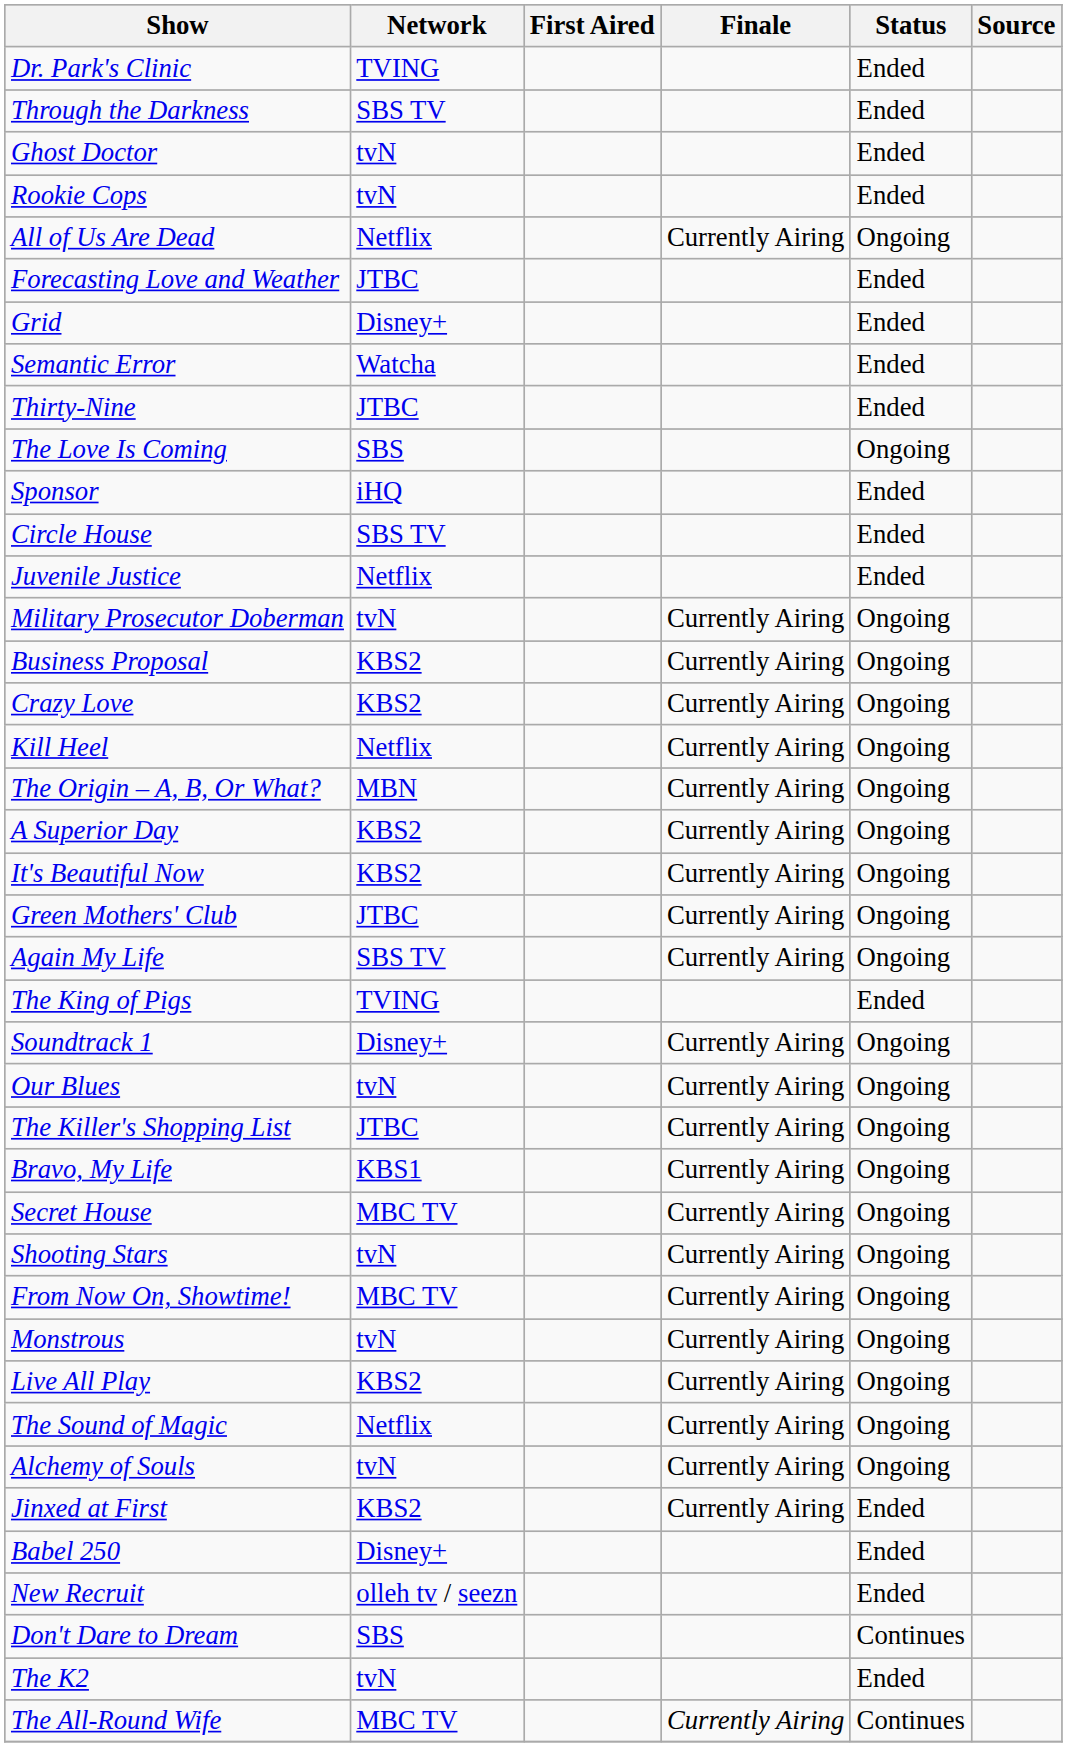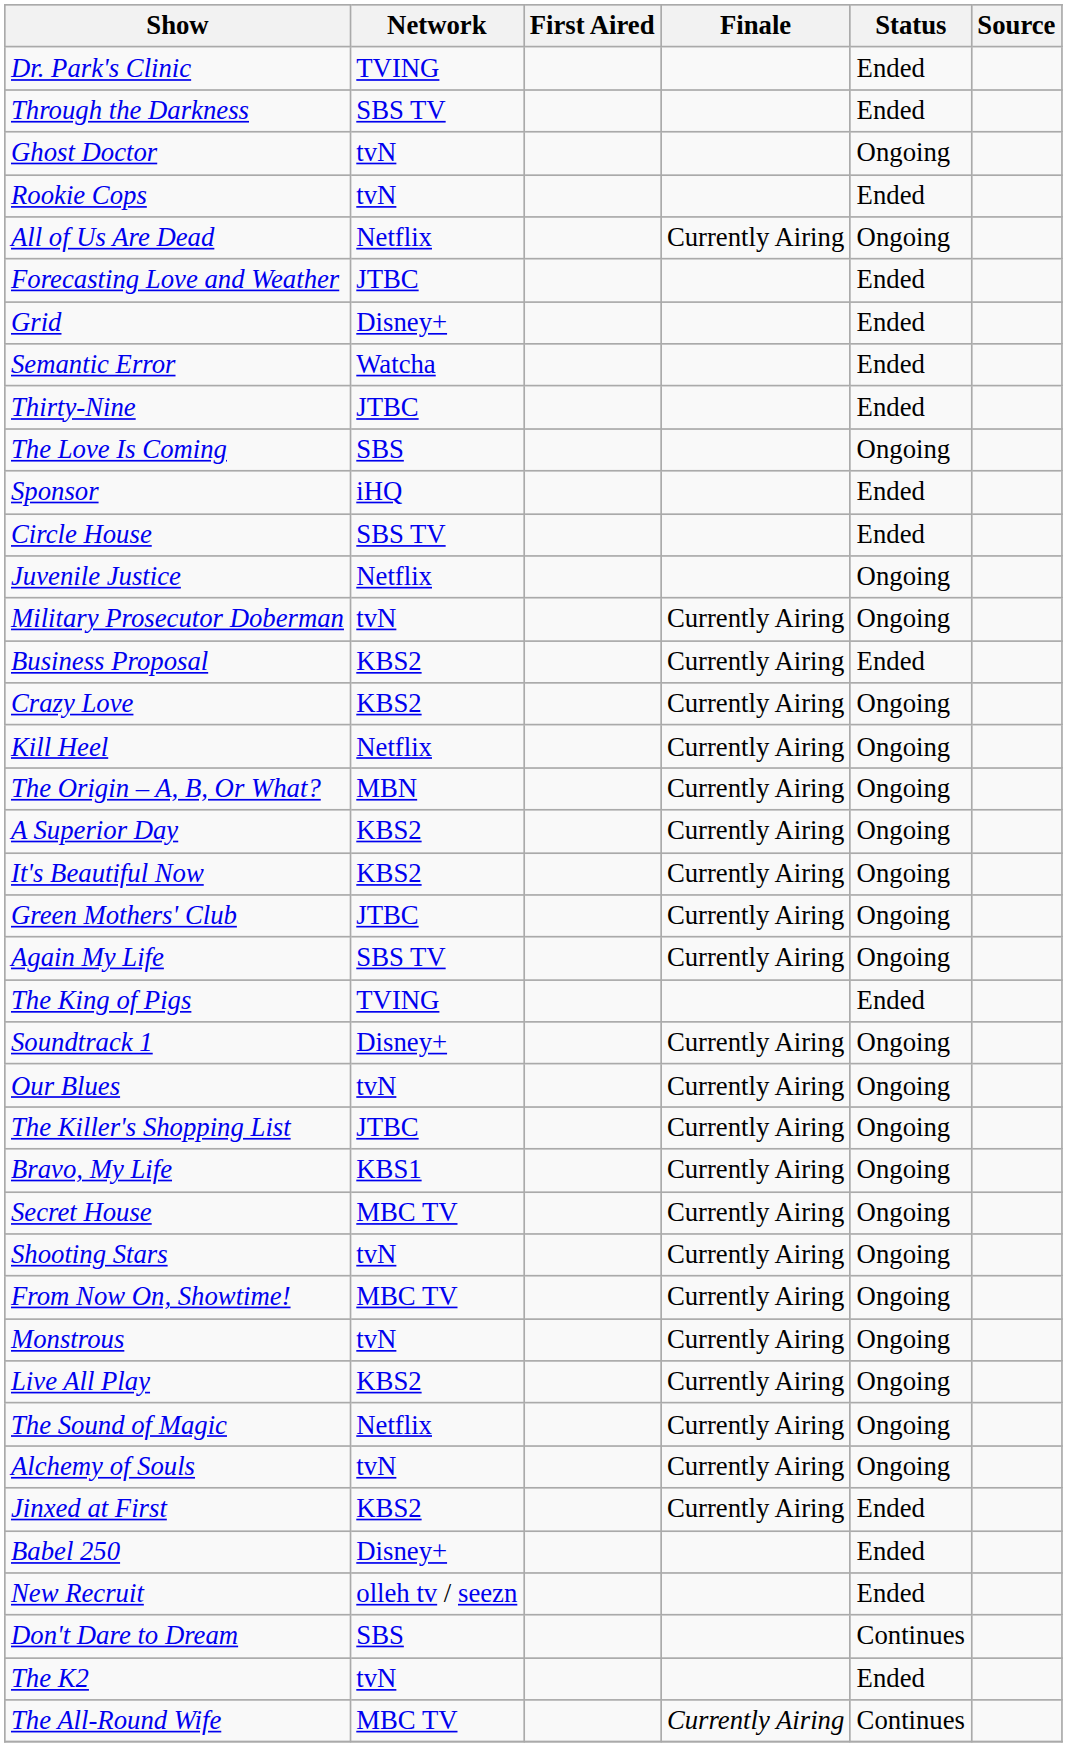(891, 152) Ended -> (903, 152) Ongoing
(891, 576) Ended -> (903, 576) Ongoing
(903, 661) Ongoing -> (891, 661) Ended
